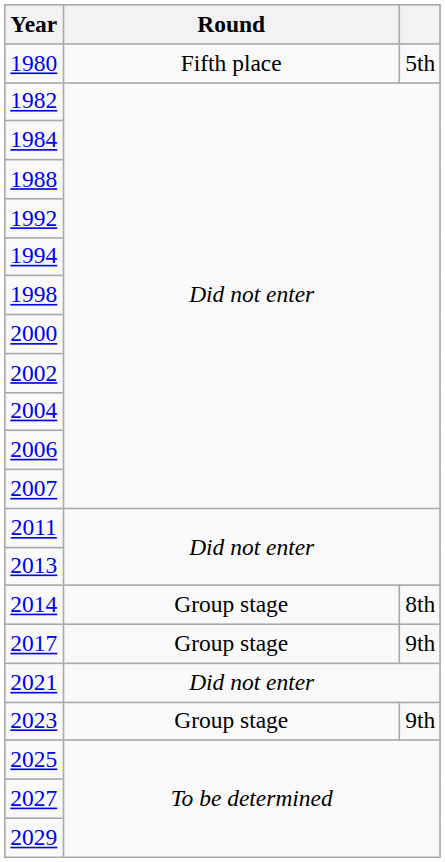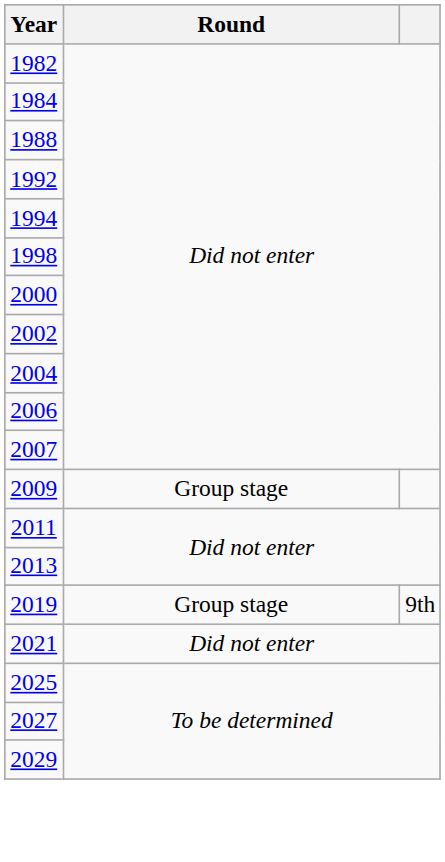- row: (34, 62)
+ row: (34, 488)
- row: (34, 604)
- row: (34, 643)
+ row: (34, 604)
- row: (34, 721)
